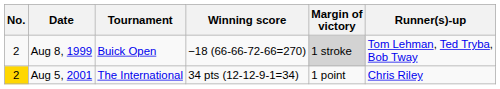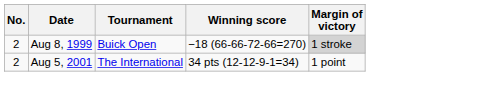- column: (430, 20)
(16, 75) gold background -> (16, 62) no background
